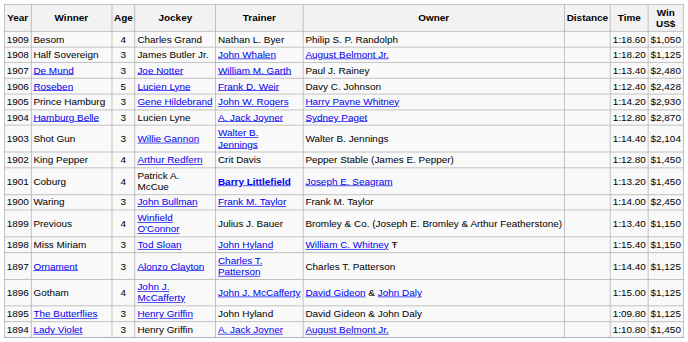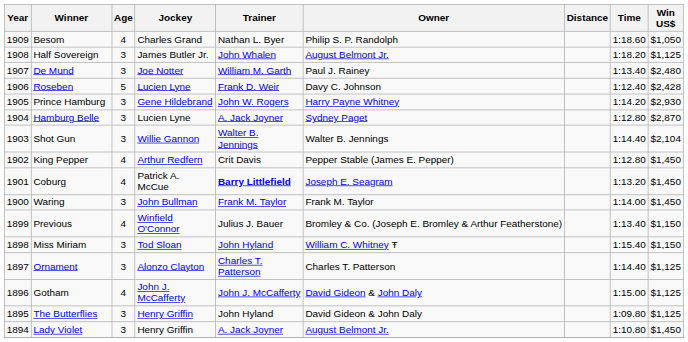(666, 203) $2,450 -> (666, 203) $1,450
